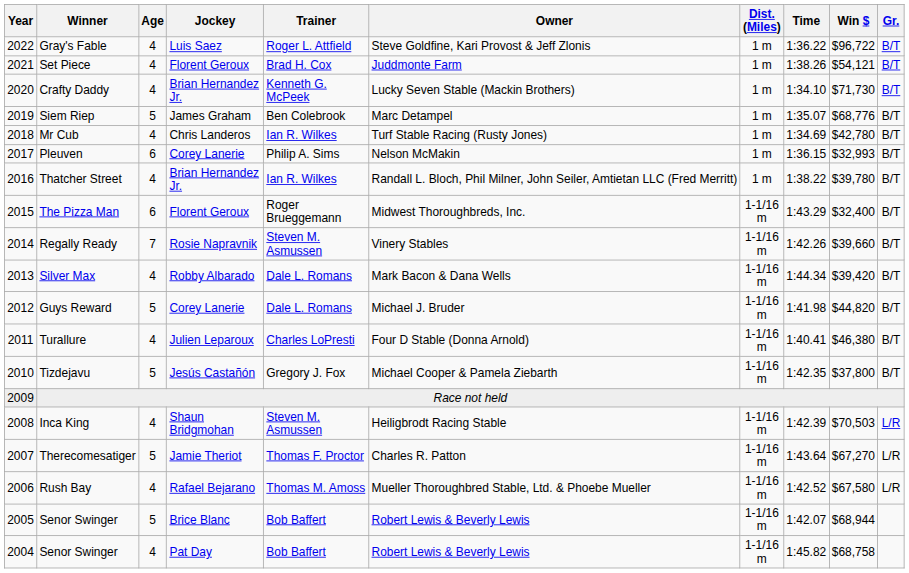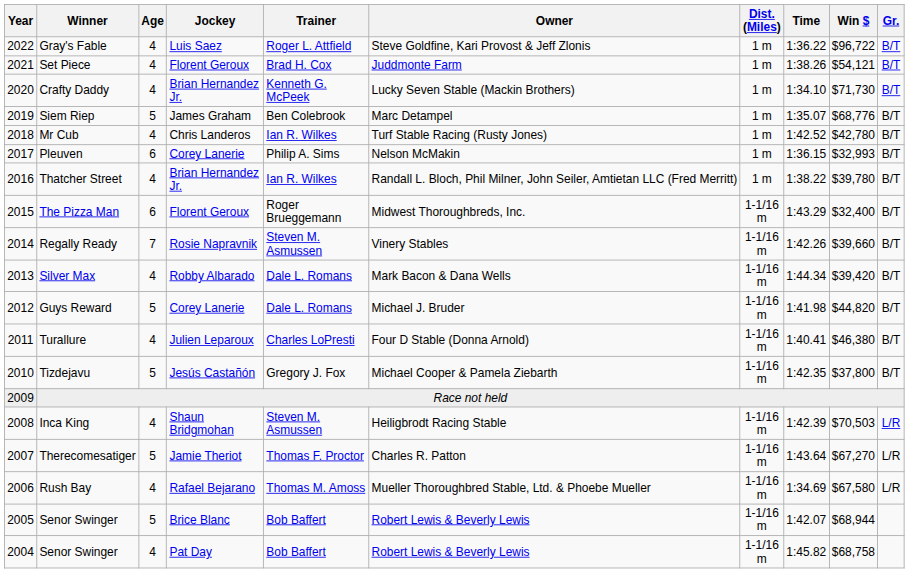(806, 135) 1:34.69 -> (806, 135) 1:42.52
(806, 488) 1:42.52 -> (806, 488) 1:34.69
